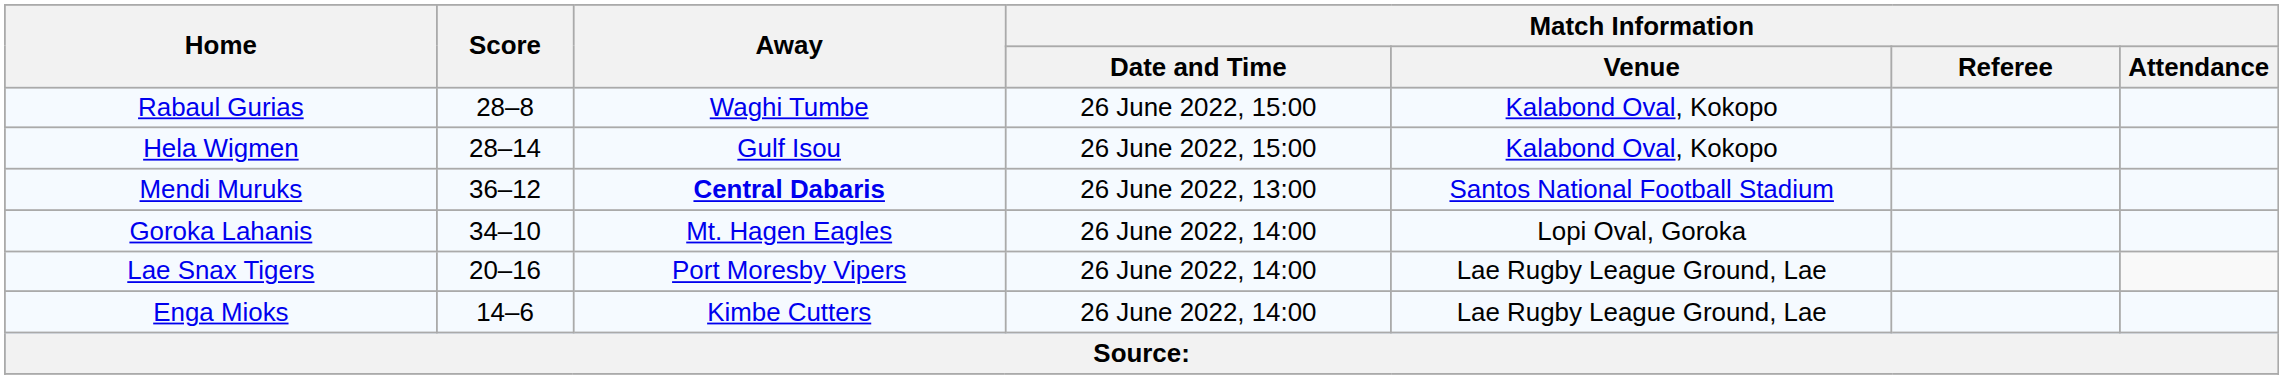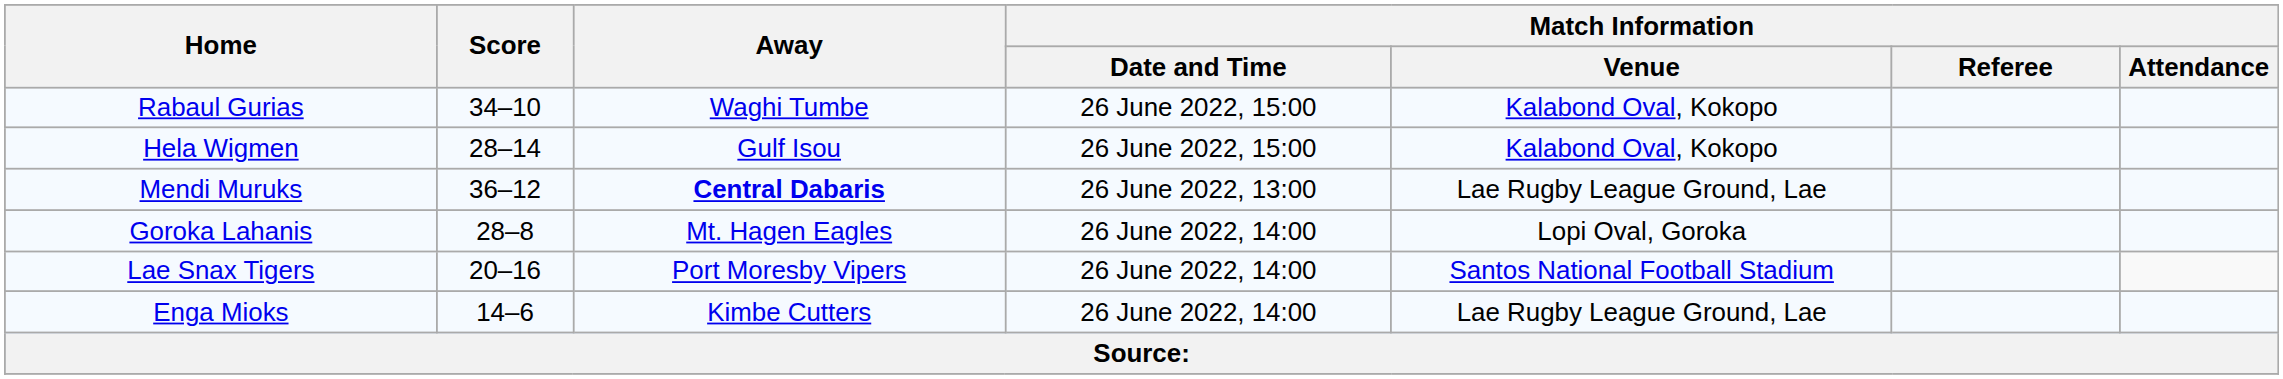(505, 108) 28–8 -> (505, 108) 34–10
(1642, 190) Santos National Football Stadium -> (1642, 190) Lae Rugby League Ground, Lae
(505, 231) 34–10 -> (505, 231) 28–8
(1642, 271) Lae Rugby League Ground, Lae -> (1642, 271) Santos National Football Stadium
